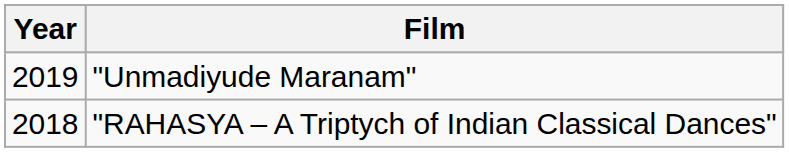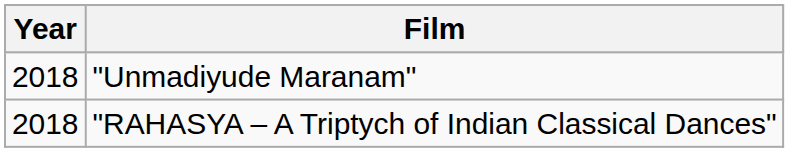(45, 76) 2019 -> (45, 76) 2018
